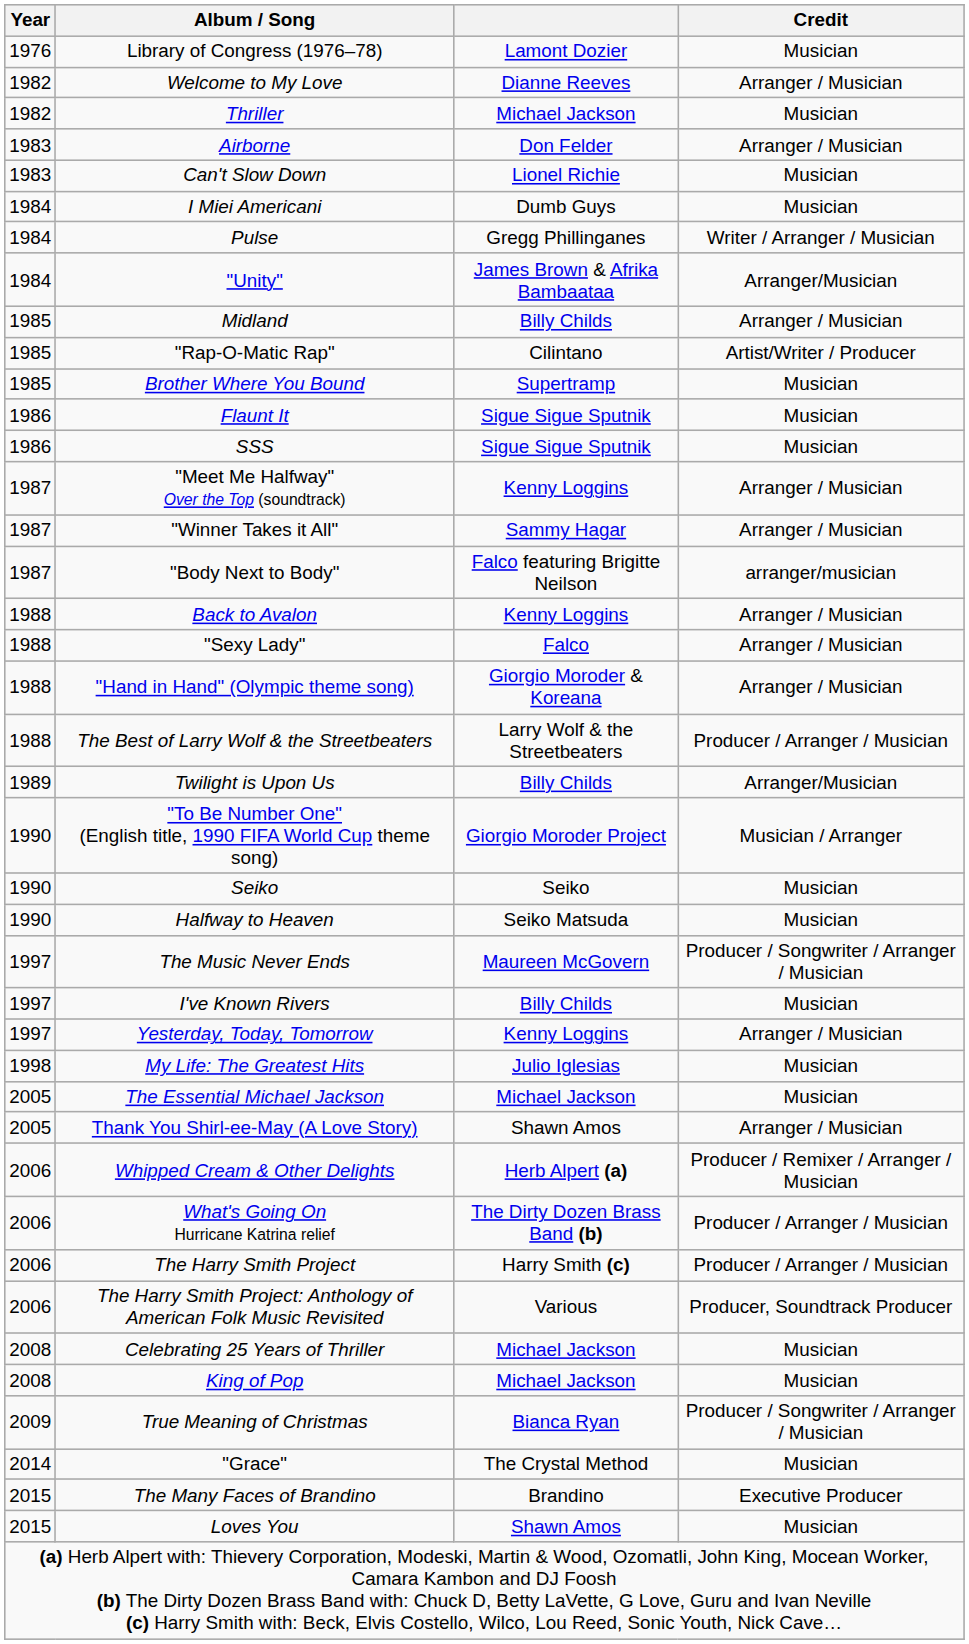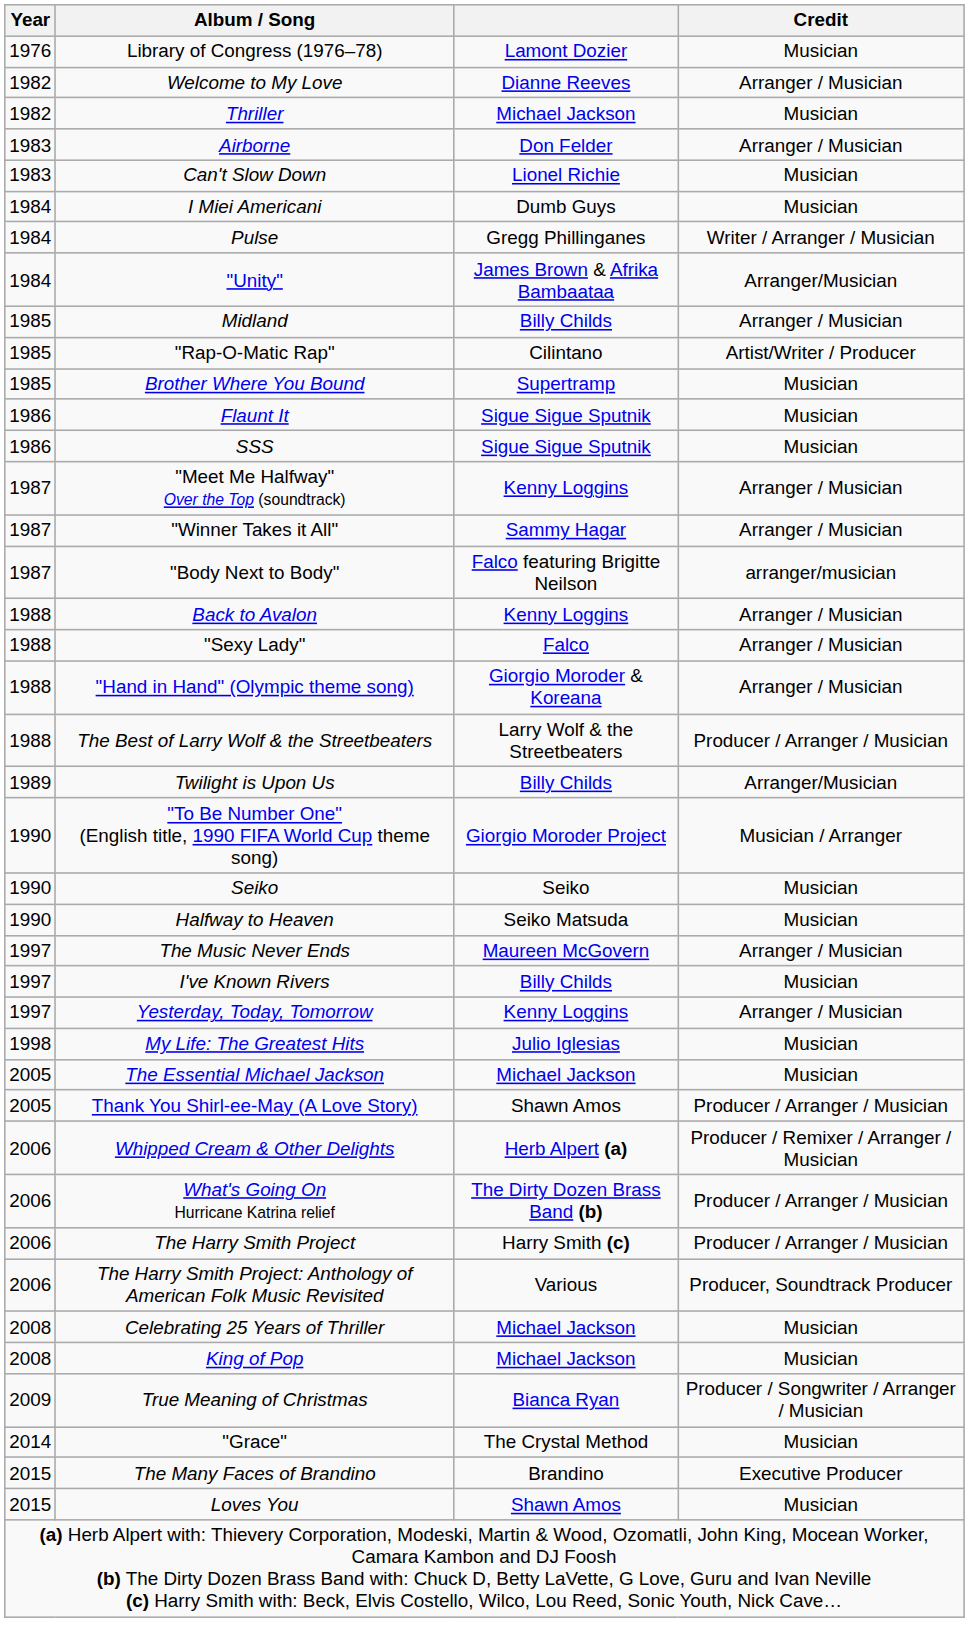(821, 962) Producer / Songwriter / Arranger / Musician -> (821, 951) Arranger / Musician
(821, 1128) Arranger / Musician -> (821, 1106) Producer / Arranger / Musician
